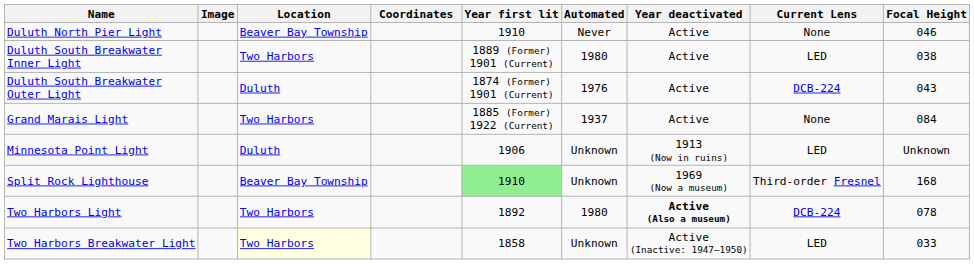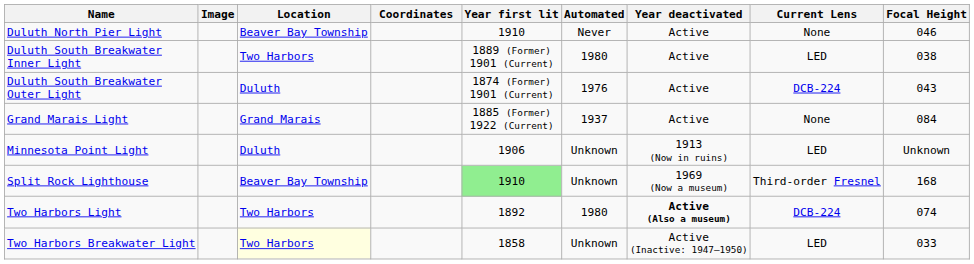(277, 119) Two Harbors -> (280, 119) Grand Marais
(927, 212) 078 -> (927, 212) 074
